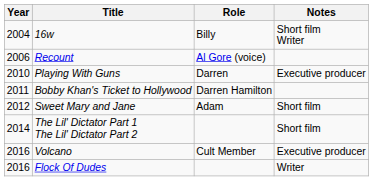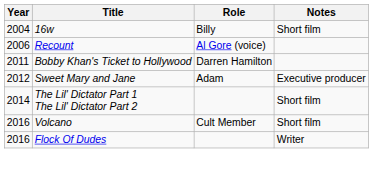(299, 35) Short film Writer -> (299, 29) Short film
- row: (77, 73)
(299, 106) Short film -> (321, 78) Executive producer
(321, 151) Executive producer -> (299, 123) Short film
